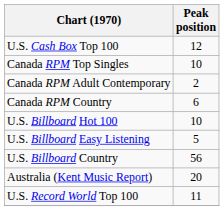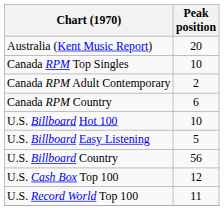rows swapped: (80, 177) <-> (63, 45)
